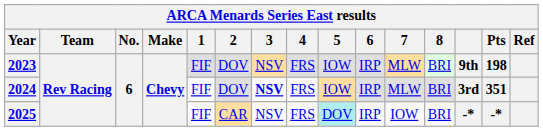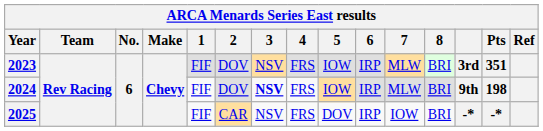(468, 65) 9th -> (468, 65) 3rd
(496, 65) 198 -> (496, 65) 351
(468, 89) 3rd -> (468, 89) 9th
(496, 89) 351 -> (496, 89) 198
(337, 113) paleturquoise background -> (337, 113) no background
